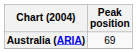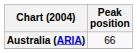(110, 40) 69 -> (110, 40) 66
